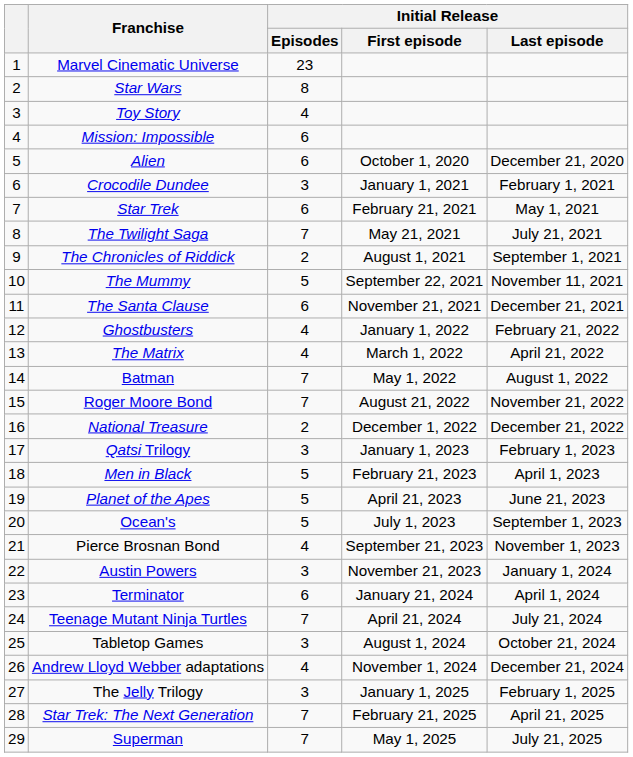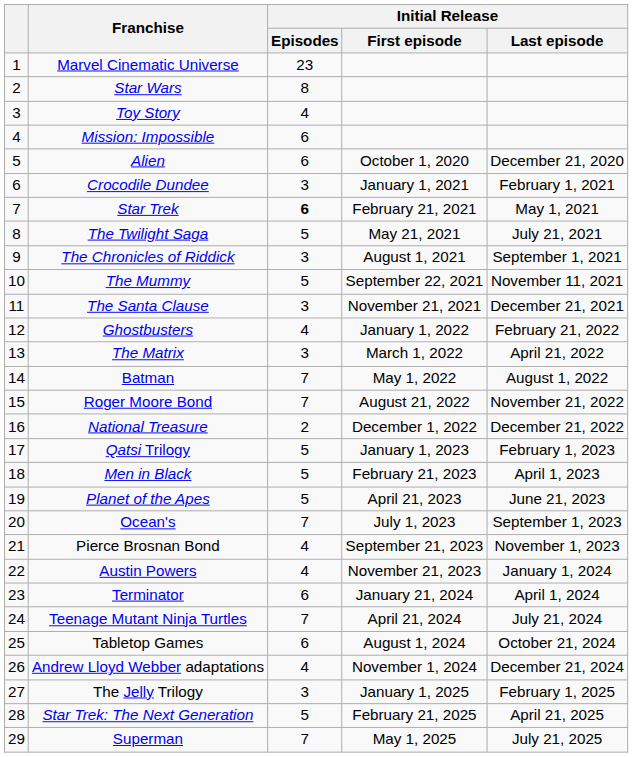(305, 209) normal -> (305, 209) bold
(305, 233) 7 -> (305, 233) 5
(305, 257) 2 -> (305, 257) 3
(305, 305) 6 -> (305, 305) 3
(305, 354) 4 -> (305, 354) 3
(305, 450) 3 -> (305, 450) 5
(305, 522) 5 -> (305, 522) 7
(305, 570) 3 -> (305, 570) 4
(305, 643) 3 -> (305, 643) 6
(305, 715) 7 -> (305, 715) 5
